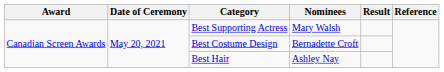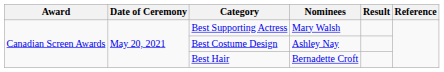(325, 43) Bernadette Croft -> (316, 43) Ashley Nay
(316, 59) Ashley Nay -> (325, 59) Bernadette Croft
